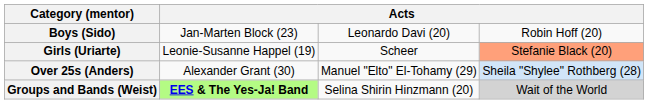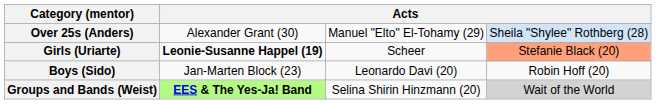rows swapped: (82, 33) <-> (82, 71)
(239, 52) normal -> (243, 52) bold
